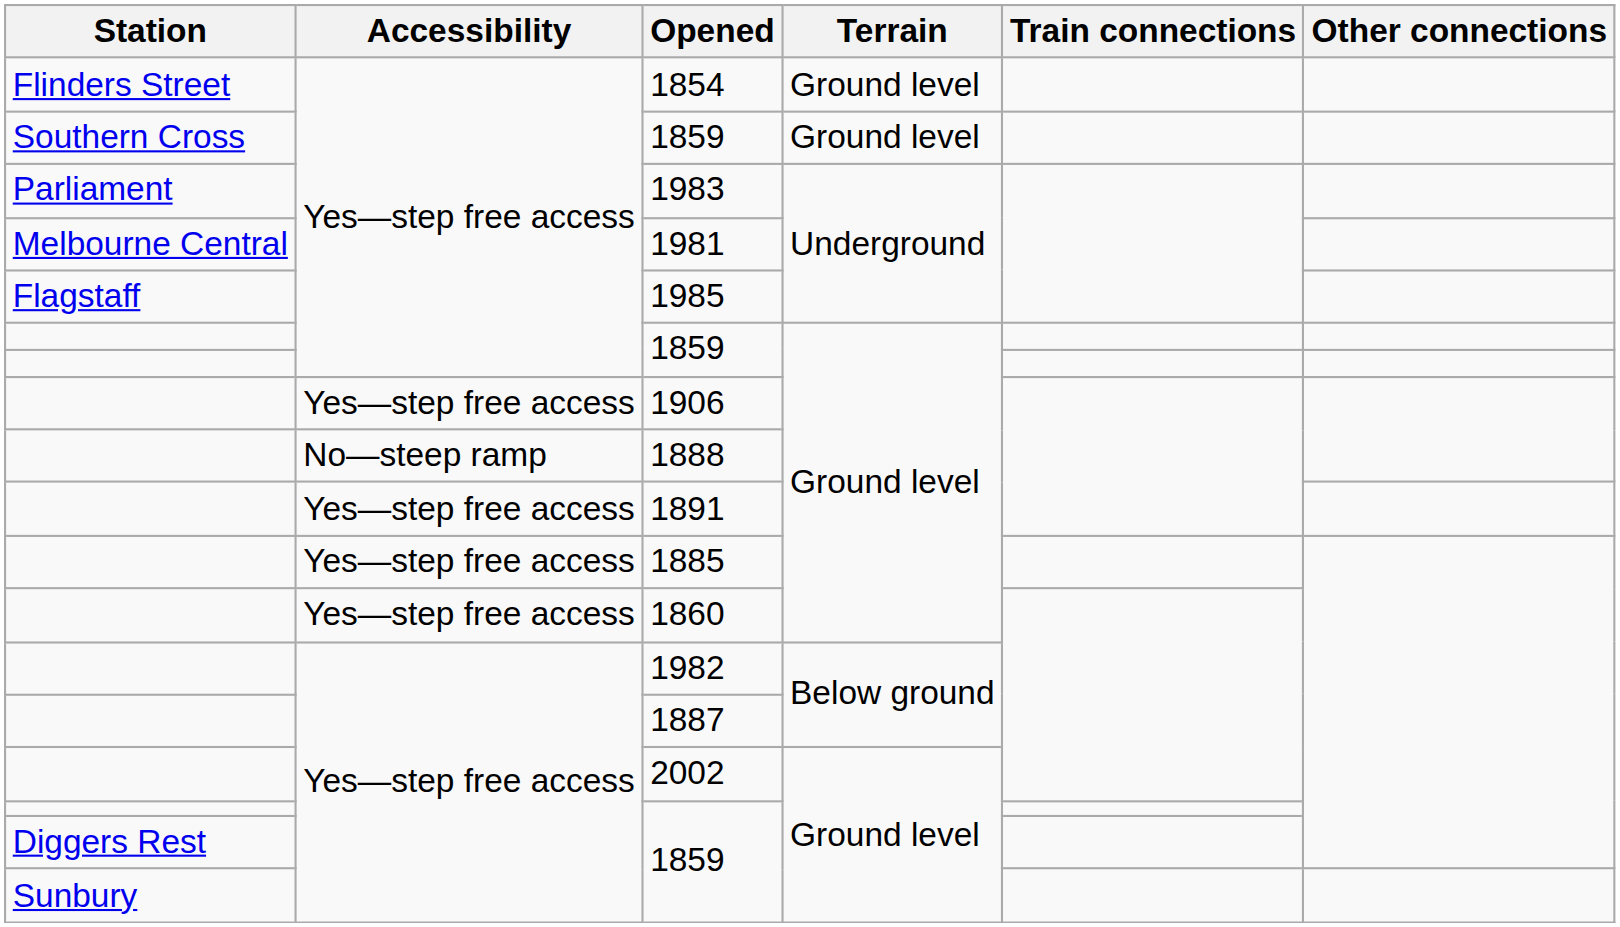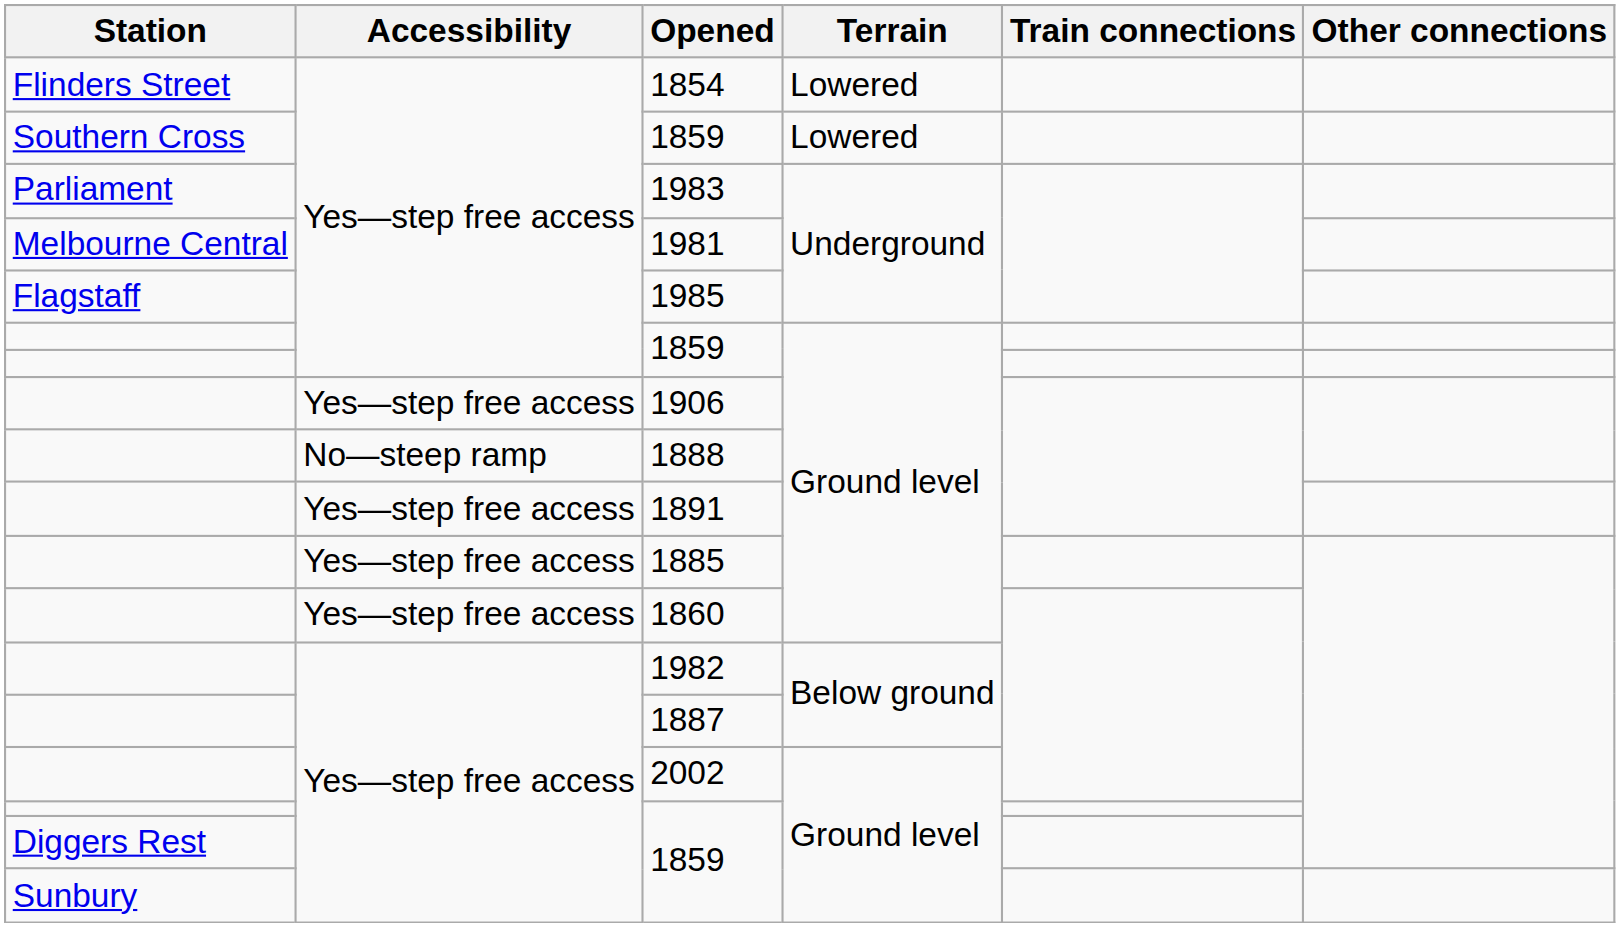(885, 84) Ground level -> (854, 84) Lowered
(885, 137) Ground level -> (854, 137) Lowered
